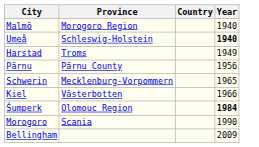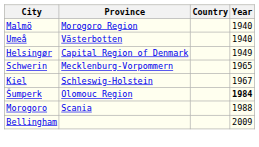(107, 39) Schleswig-Holstein -> (92, 39) Västerbotten
(227, 39) bold -> (242, 39) normal
- row: (24, 53)
+ row: (29, 53)
- row: (19, 67)
(92, 94) Västerbotten -> (107, 81) Schleswig-Holstein
(227, 94) 1966 -> (242, 81) 1967
(227, 122) 1990 -> (242, 108) 1988
